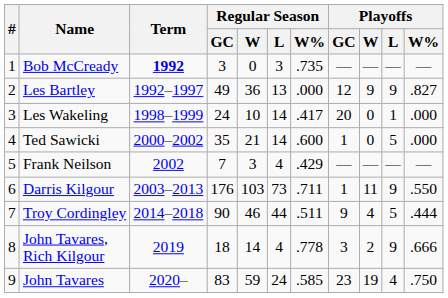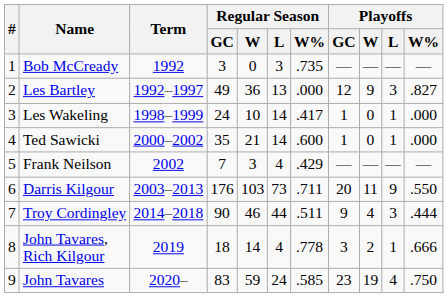(168, 66) bold -> (168, 66) normal
(393, 90) 9 -> (393, 90) 3
(344, 115) 20 -> (344, 115) 1
(393, 139) 5 -> (393, 139) 1
(344, 189) 1 -> (344, 189) 20
(393, 213) 5 -> (393, 213) 3
(393, 247) 9 -> (393, 247) 1
